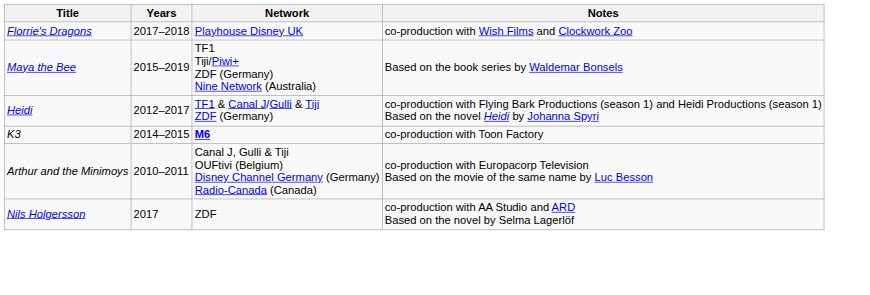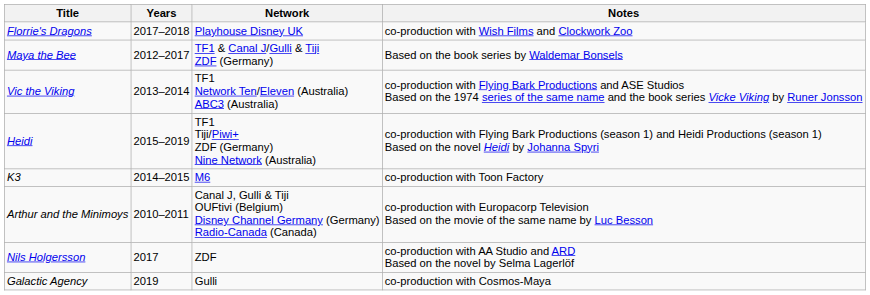(162, 67) 2015–2019 -> (162, 55) 2012–2017
(255, 67) TF1 Tiji/Piwi+ ZDF (Germany) Nine Network (Australia) -> (257, 55) TF1 & Canal J/Gulli & Tiji ZDF (Germany)
+ row: (41, 91)
(162, 110) 2012–2017 -> (162, 141) 2015–2019
(257, 110) TF1 & Canal J/Gulli & Tiji ZDF (Germany) -> (255, 141) TF1 Tiji/Piwi+ ZDF (Germany) Nine Network (Australia)
(202, 134) bold -> (202, 177) normal
+ row: (47, 281)
